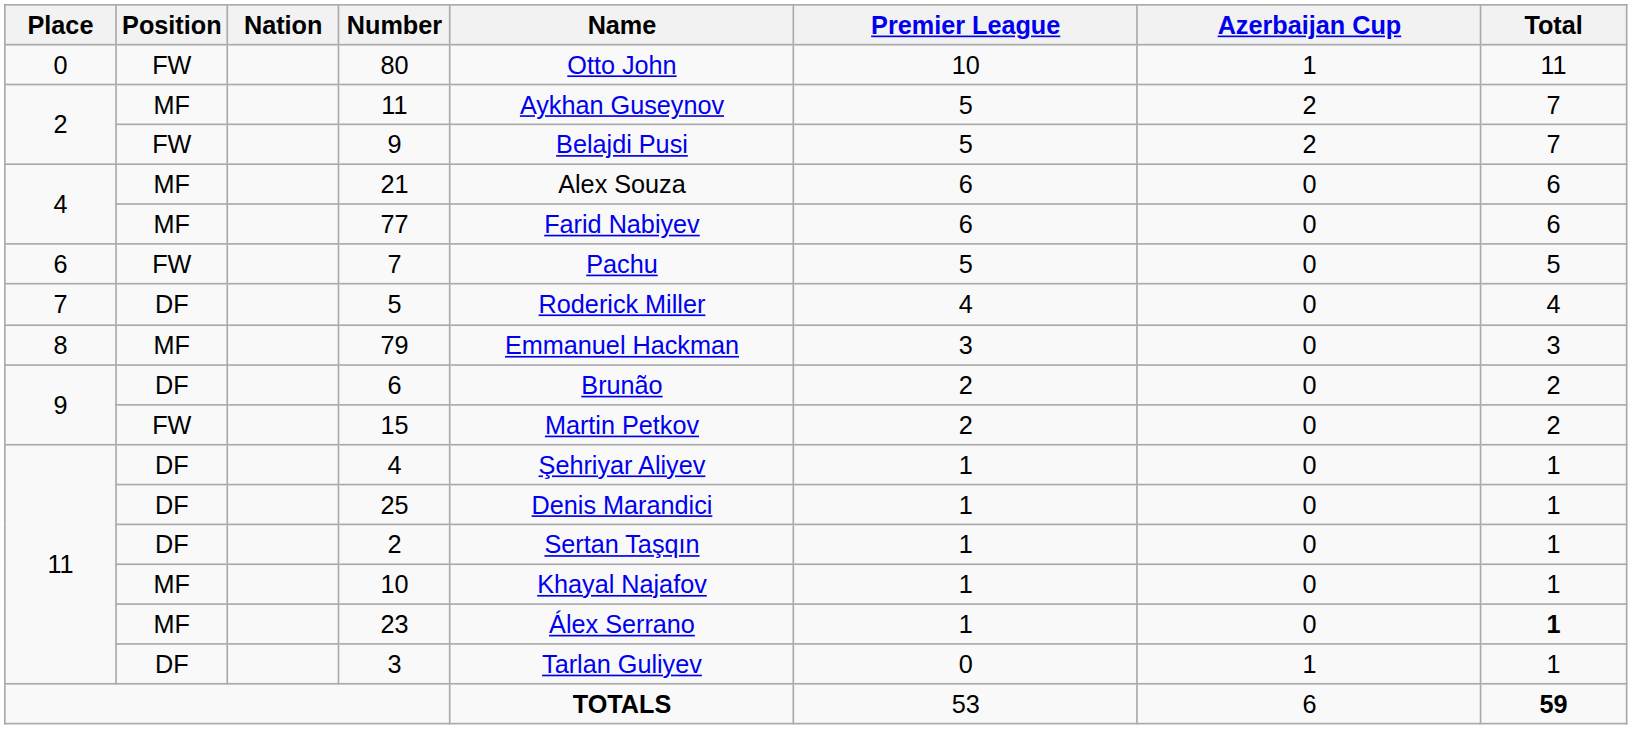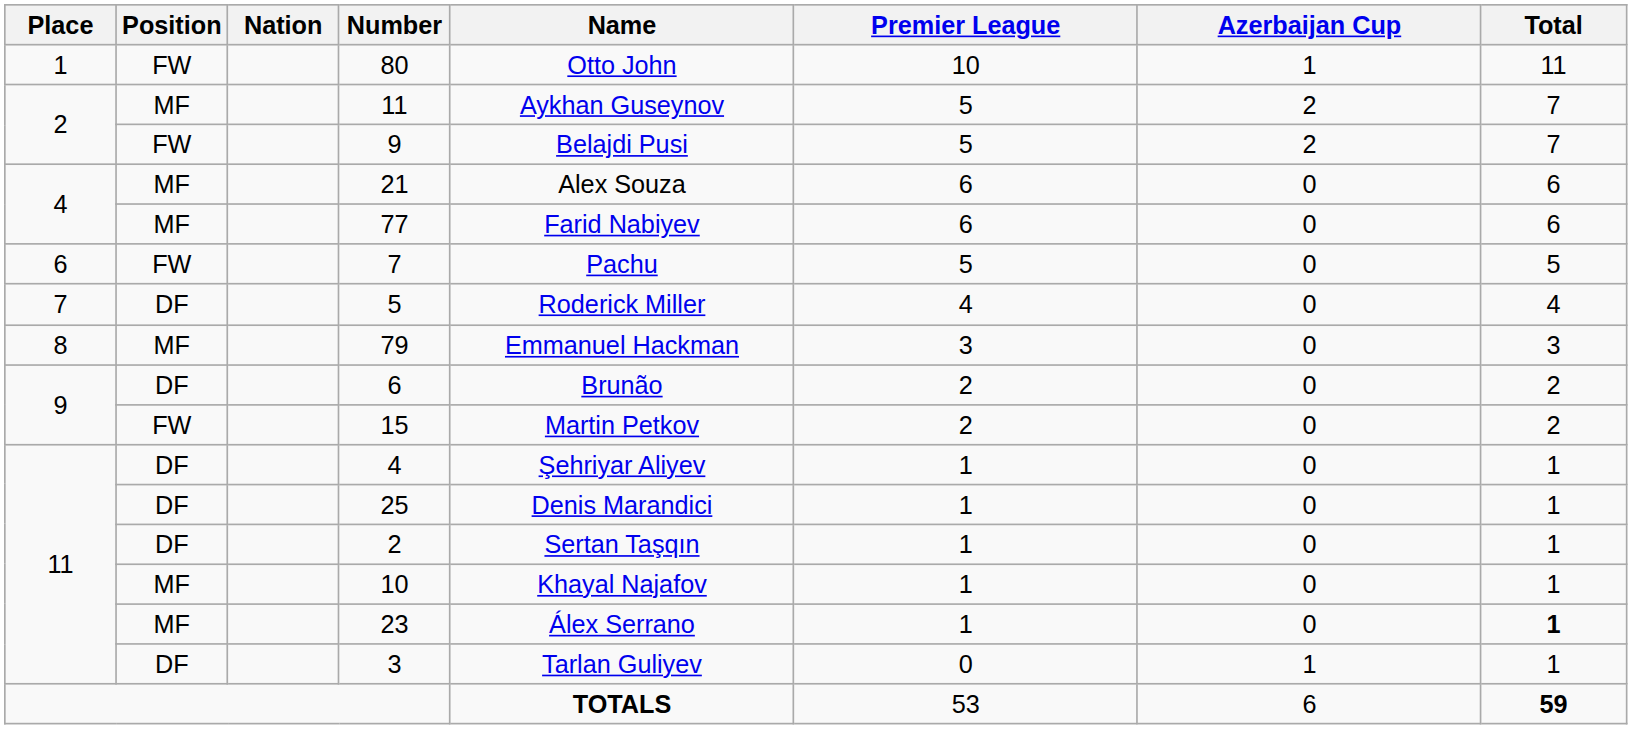(60, 65) 0 -> (60, 65) 1
